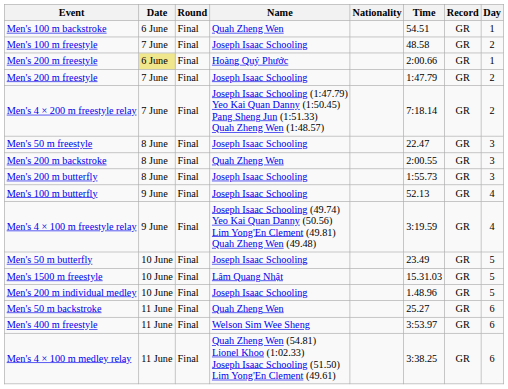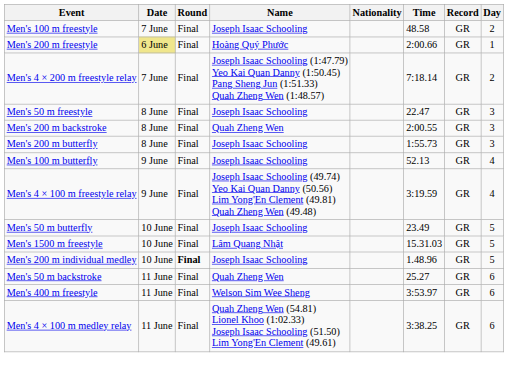- row: (57, 28)
- row: (52, 77)
(188, 292) normal -> (189, 260) bold
